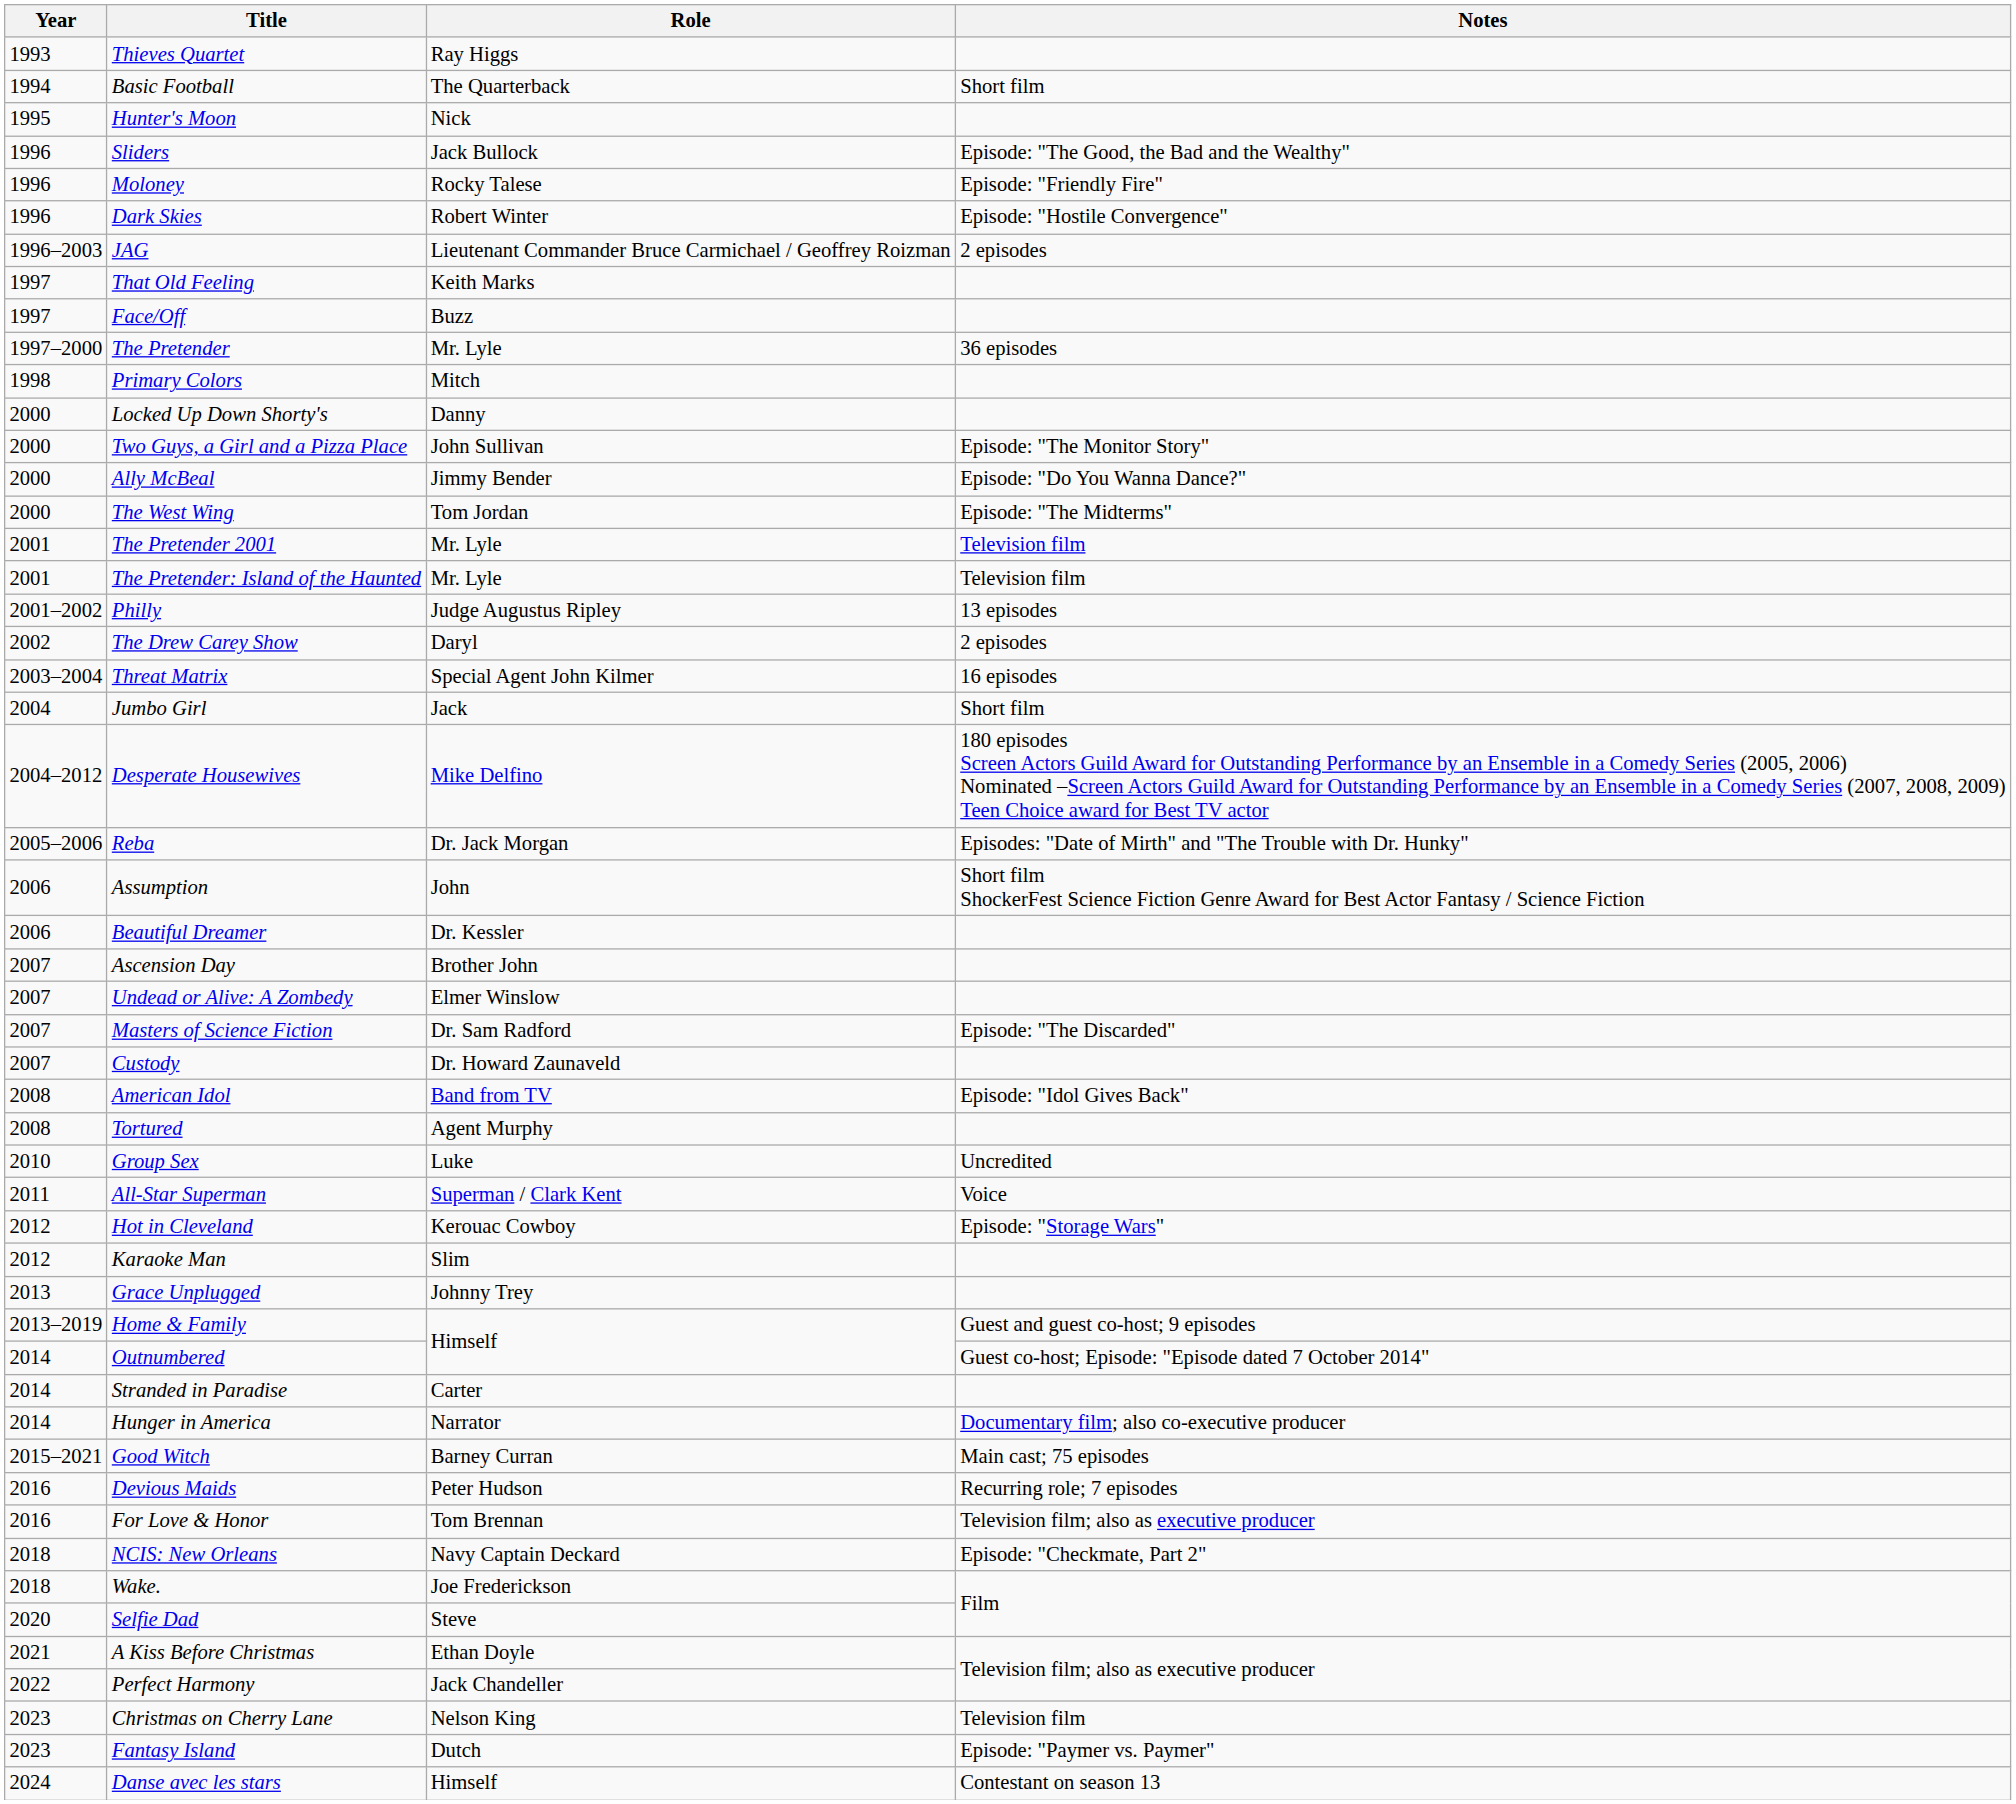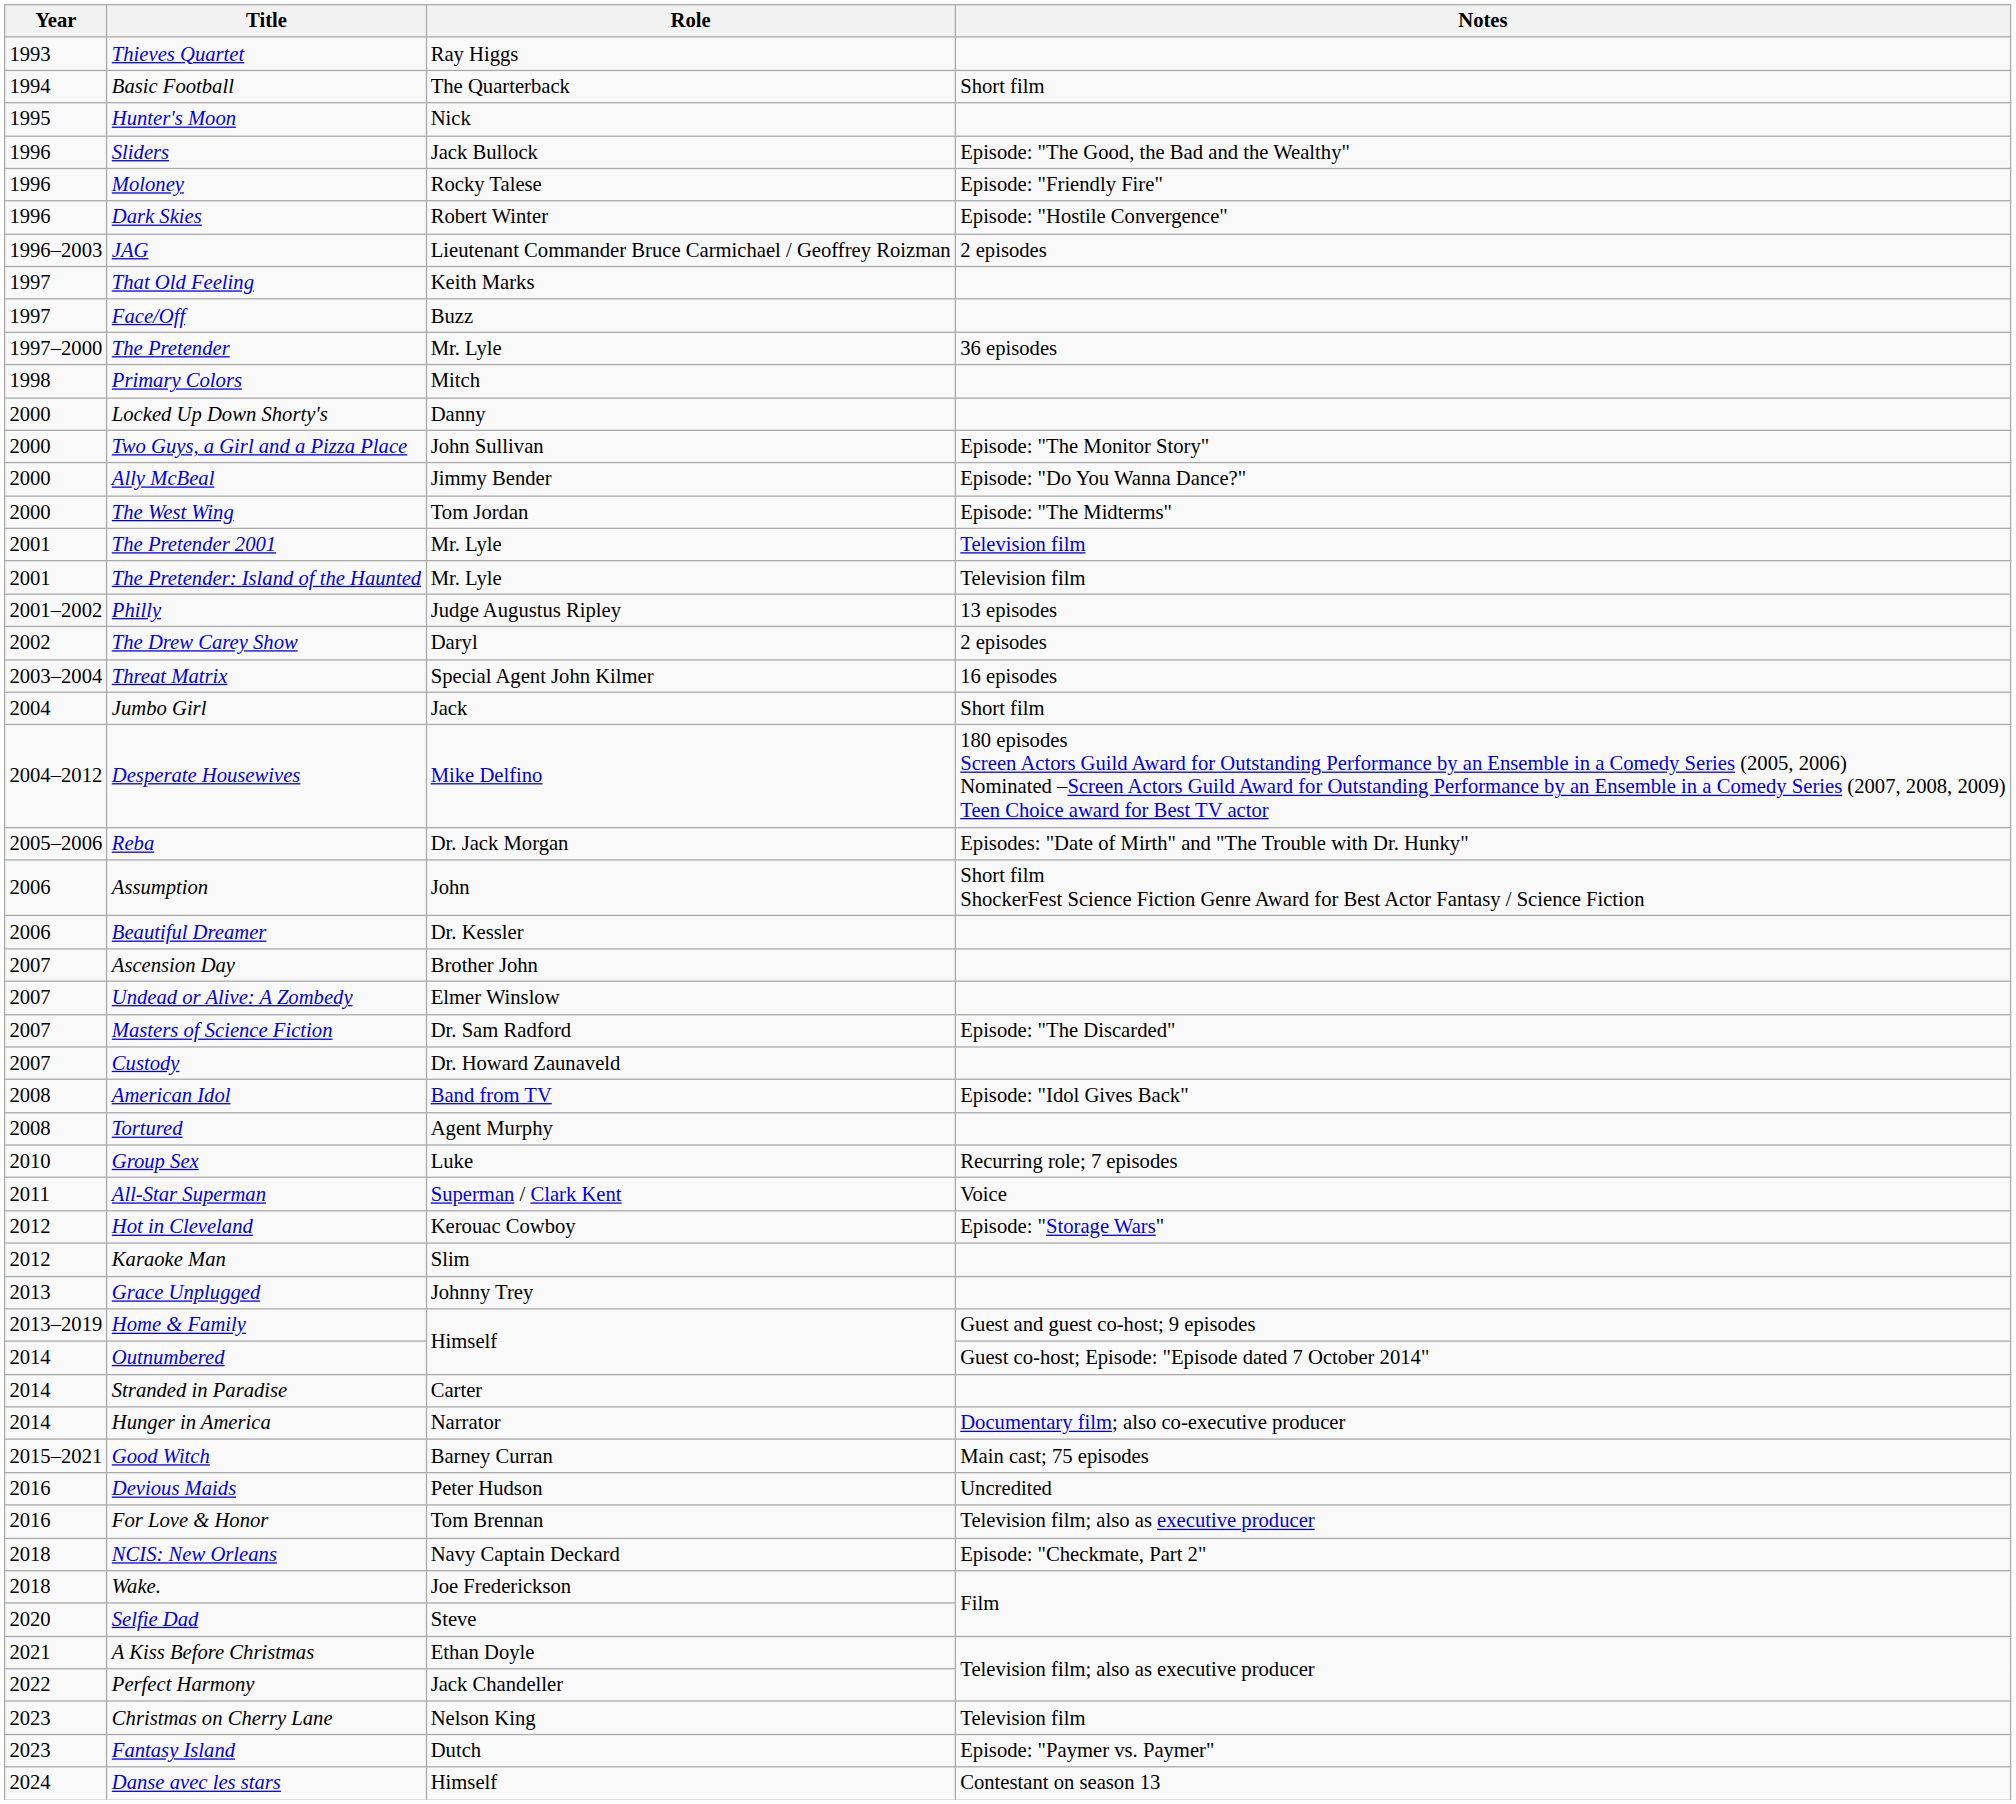(1006, 1161) Uncredited -> (1069, 1161) Recurring role; 7 episodes
(1069, 1488) Recurring role; 7 episodes -> (1006, 1488) Uncredited
